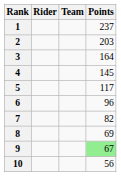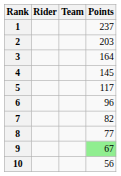(109, 133) 69 -> (109, 133) 77
